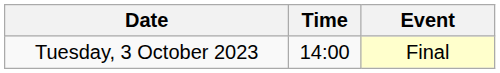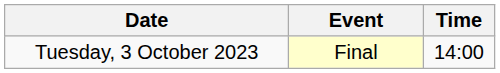columns swapped: (325, 20) <-> (428, 20)
